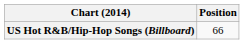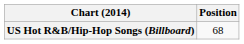(218, 30) 66 -> (218, 30) 68
